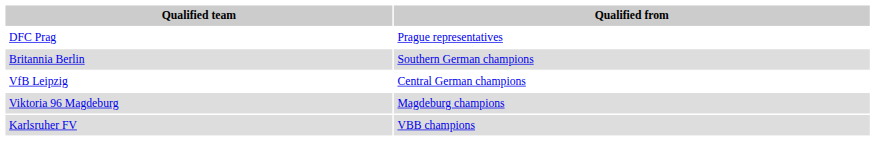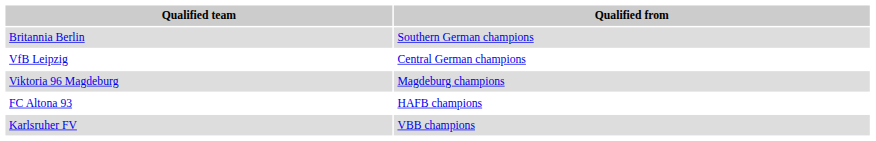- row: (33, 37)
+ row: (41, 103)
